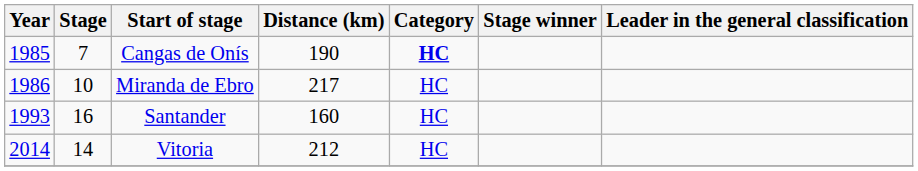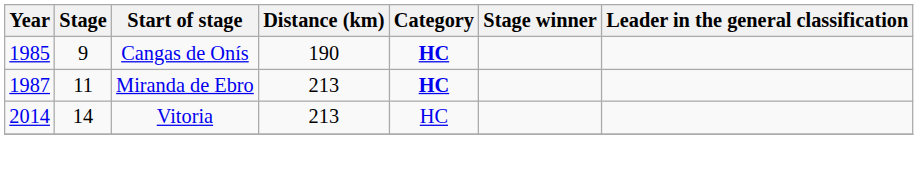(83, 52) 7 -> (83, 52) 9
(30, 85) 1986 -> (30, 85) 1987
(83, 85) 10 -> (83, 85) 11
(324, 85) 217 -> (324, 85) 213
(434, 85) normal -> (434, 85) bold
- row: (185, 117)
(324, 149) 212 -> (324, 117) 213
